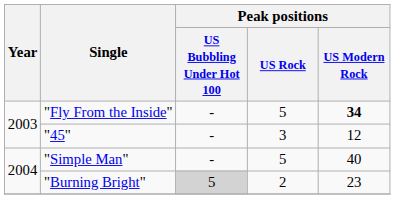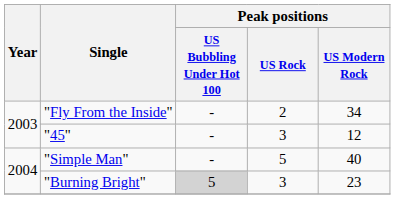(283, 112) 5 -> (283, 112) 2
(354, 112) bold -> (354, 112) normal
(283, 182) 2 -> (283, 182) 3
